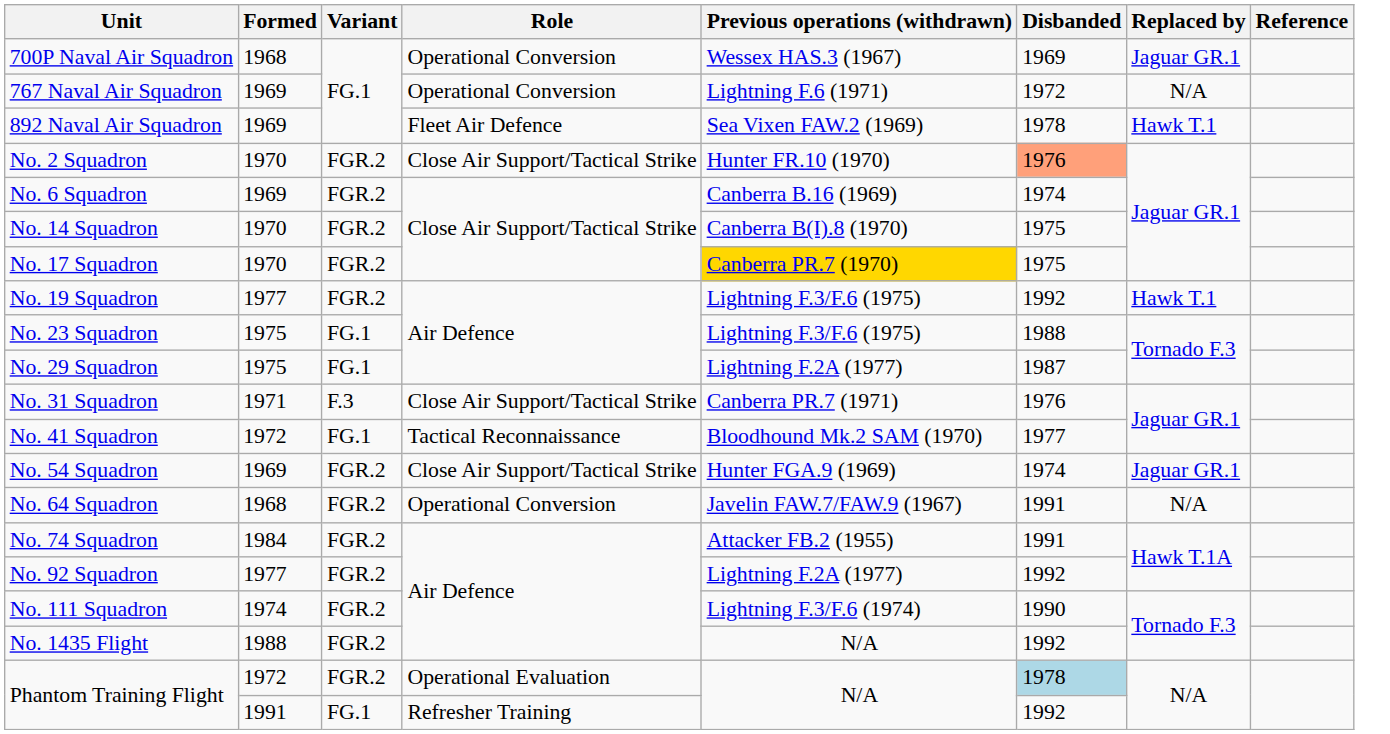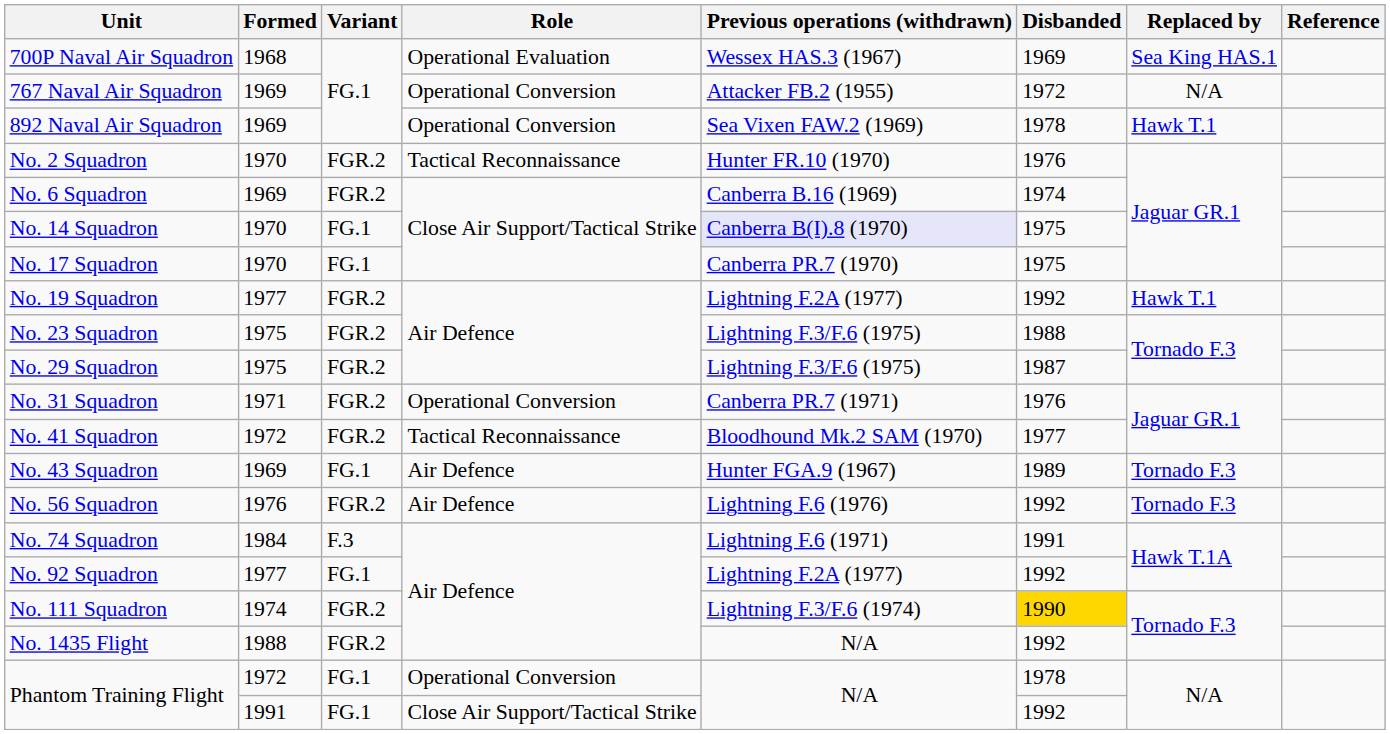(512, 56) Operational Conversion -> (509, 56) Operational Evaluation
(1186, 56) Jaguar GR.1 -> (1204, 56) Sea King HAS.1
(797, 90) Lightning F.6 (1971) -> (800, 90) Attacker FB.2 (1955)
(485, 125) Fleet Air Defence -> (512, 125) Operational Conversion
(552, 159) Close Air Support/Tactical Strike -> (514, 159) Tactical Reconnaissance
(1044, 159) lightsalmon background -> (1044, 159) no background
(356, 228) FGR.2 -> (349, 228) FG.1
(807, 228) no background -> (807, 228) lavender background
(356, 263) FGR.2 -> (349, 263) FG.1
(802, 263) gold background -> (802, 263) no background
(814, 297) Lightning F.3/F.6 (1975) -> (805, 297) Lightning F.2A (1977)
(349, 332) FG.1 -> (356, 332) FGR.2
(349, 366) FG.1 -> (356, 366) FGR.2
(805, 366) Lightning F.2A (1977) -> (814, 366) Lightning F.3/F.6 (1975)
(340, 401) F.3 -> (356, 401) FGR.2
(552, 401) Close Air Support/Tactical Strike -> (512, 401) Operational Conversion
(349, 435) FG.1 -> (356, 435) FGR.2
+ row: (84, 470)
- row: (84, 470)
+ row: (84, 504)
- row: (84, 504)
(356, 539) FGR.2 -> (340, 539) F.3
(800, 539) Attacker FB.2 (1955) -> (797, 539) Lightning F.6 (1971)
(356, 573) FGR.2 -> (349, 573) FG.1
(1044, 608) no background -> (1044, 608) gold background
(356, 677) FGR.2 -> (349, 677) FG.1
(509, 677) Operational Evaluation -> (512, 677) Operational Conversion
(1044, 677) lightblue background -> (1044, 677) no background
(489, 711) Refresher Training -> (552, 711) Close Air Support/Tactical Strike
